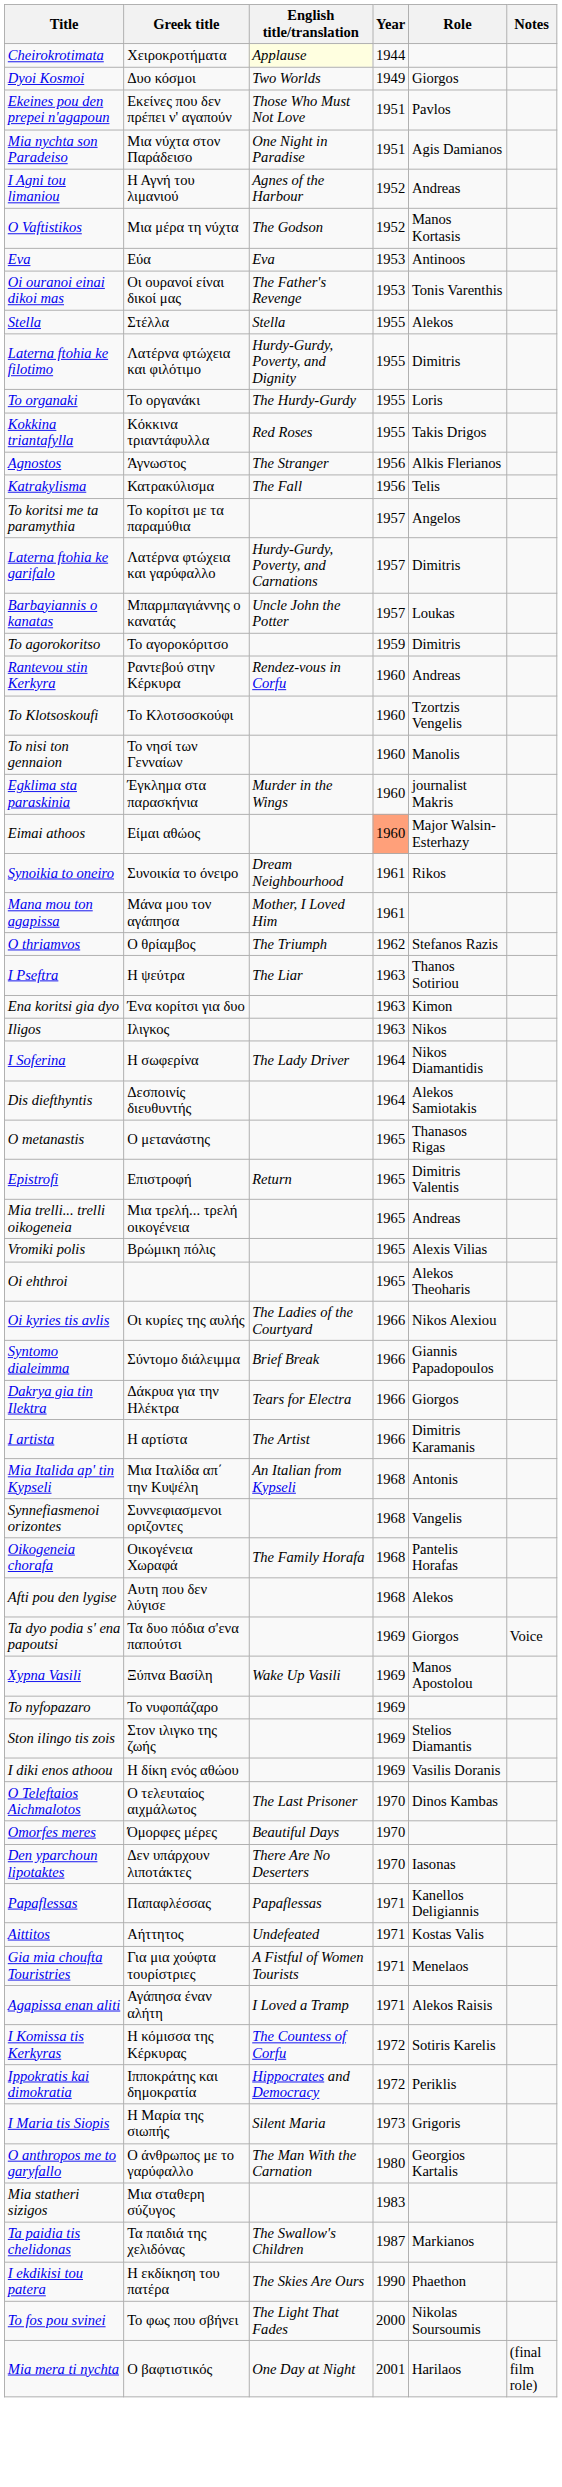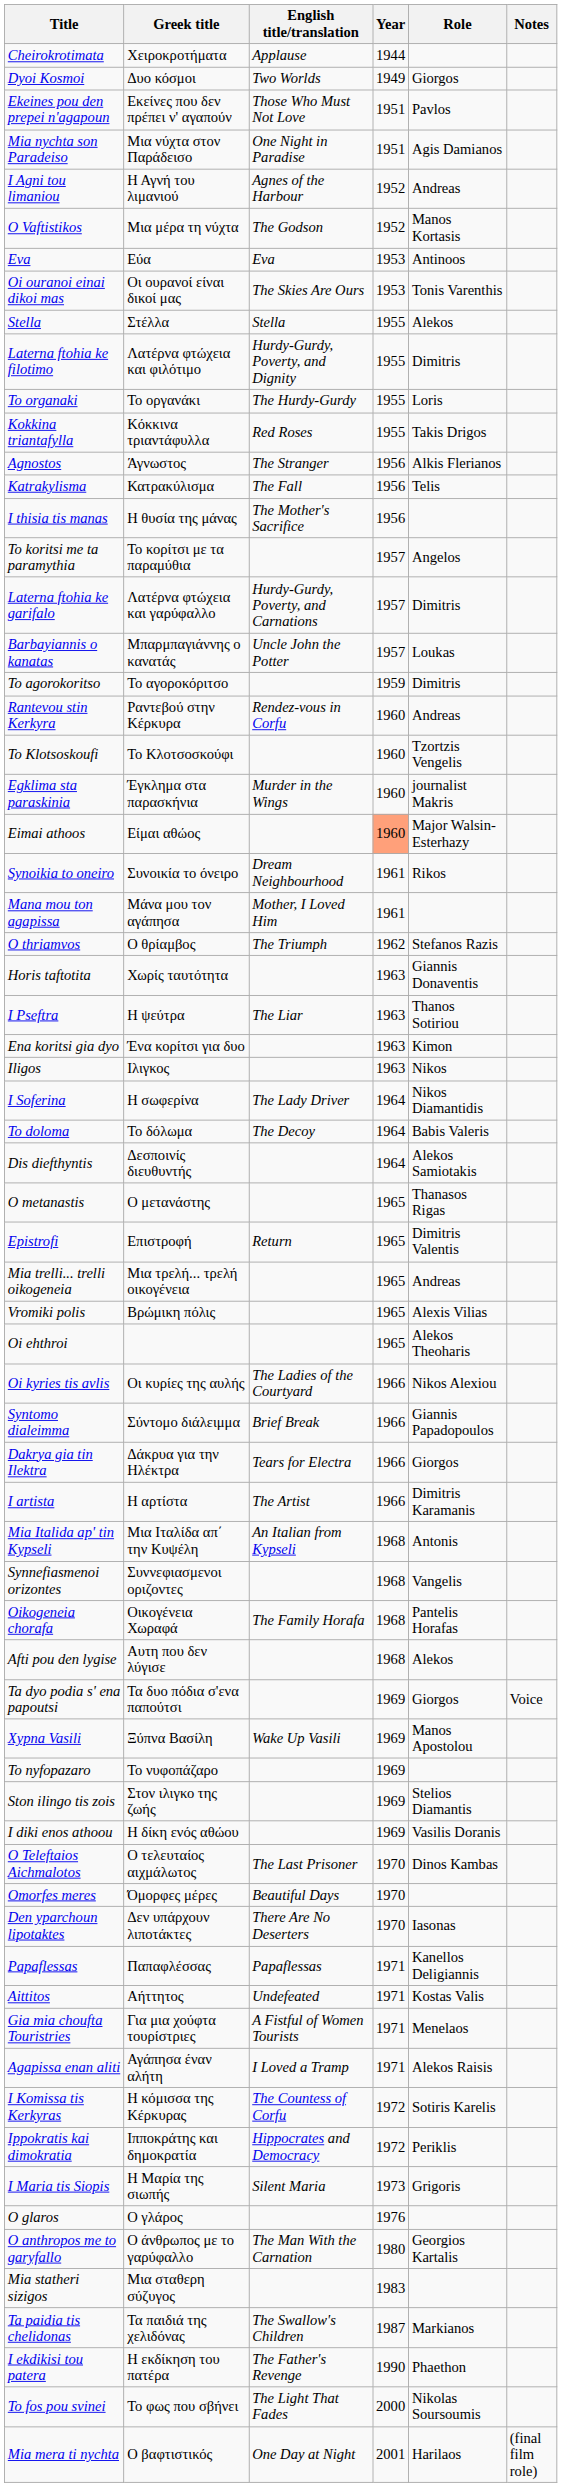(279, 55) lightyellow background -> (279, 55) no background
(289, 290) The Father's Revenge -> (308, 290) The Skies Are Ours
+ row: (58, 518)
- row: (38, 754)
+ row: (49, 975)
+ row: (38, 1131)
+ row: (33, 2217)
(308, 2281) The Skies Are Ours -> (289, 2367) The Father's Revenge
